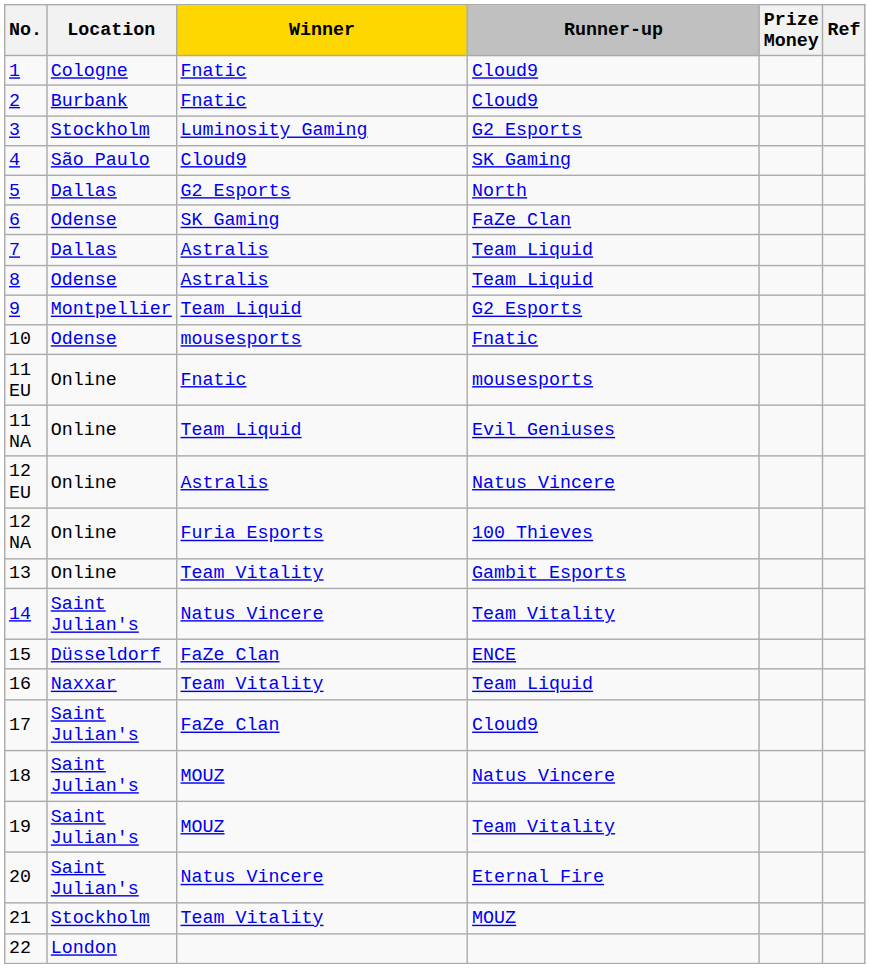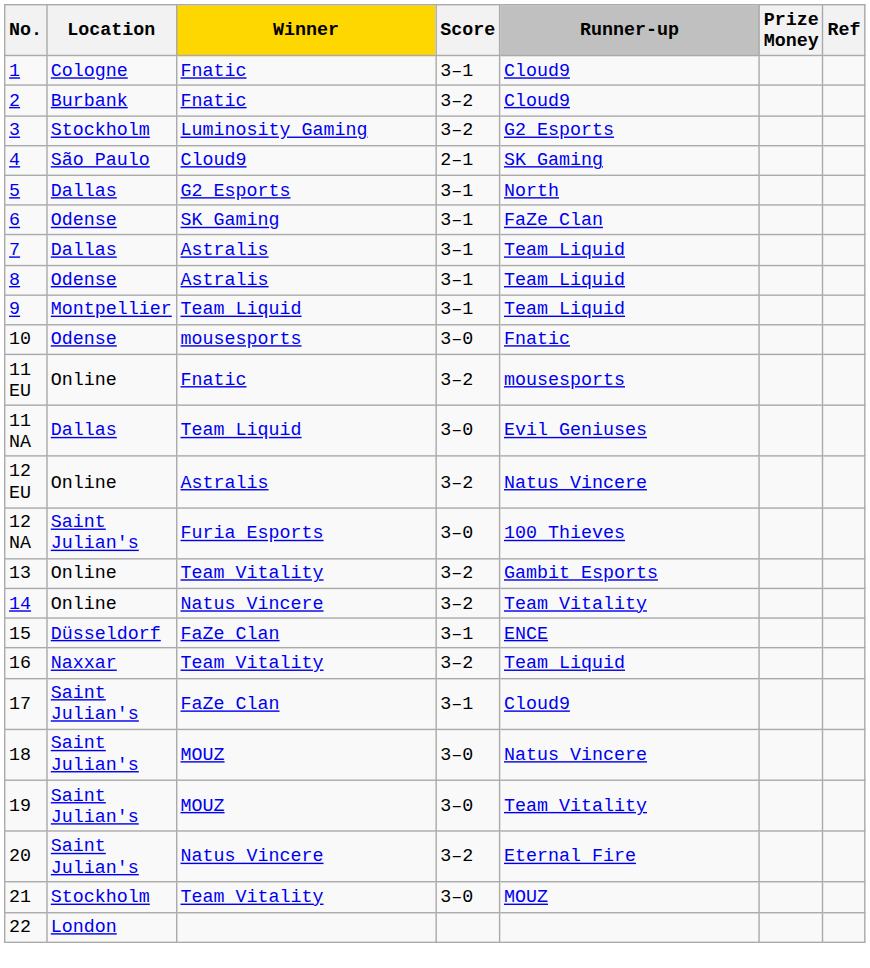+ column: (468, 30)
(527, 310) G2 Esports -> (564, 310) Team Liquid
(84, 431) Online -> (84, 431) Dallas
(84, 533) Online -> (95, 533) Saint Julian's
(95, 614) Saint Julian's -> (84, 603) Online
